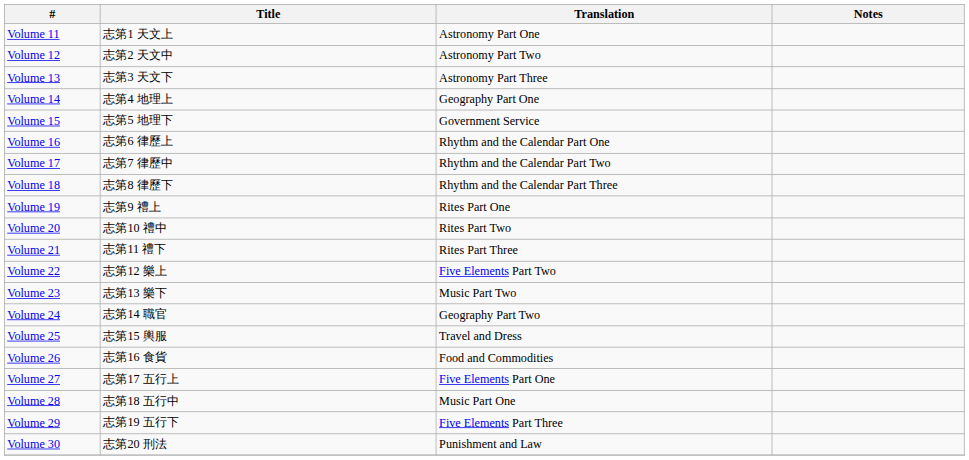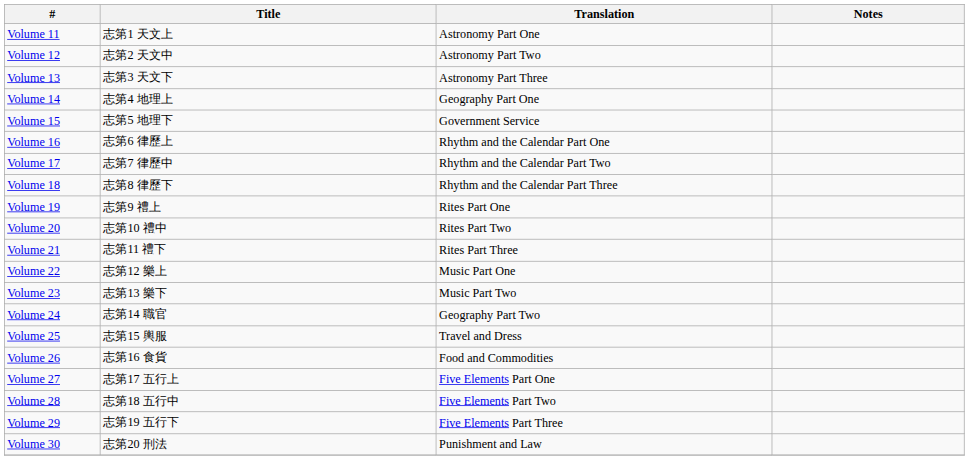(498, 271) Five Elements Part Two -> (477, 271) Music Part One
(477, 401) Music Part One -> (498, 401) Five Elements Part Two
